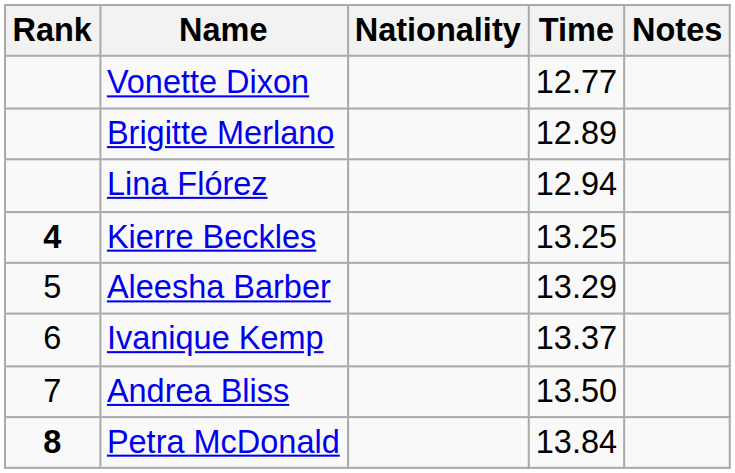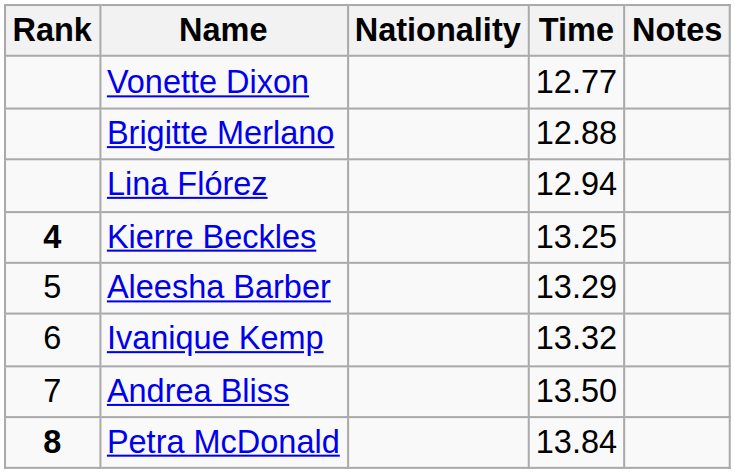(576, 133) 12.89 -> (576, 133) 12.88
(576, 339) 13.37 -> (576, 339) 13.32
